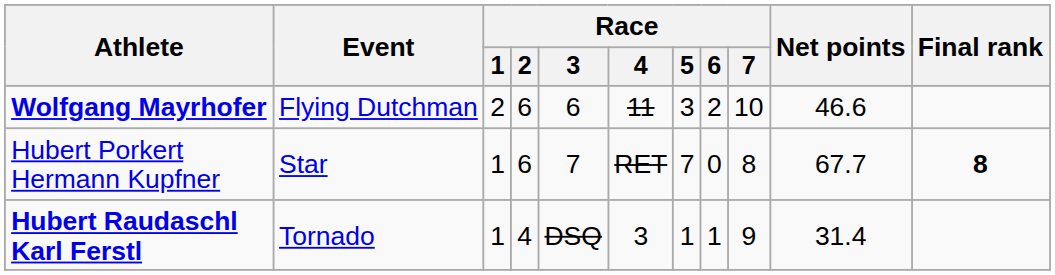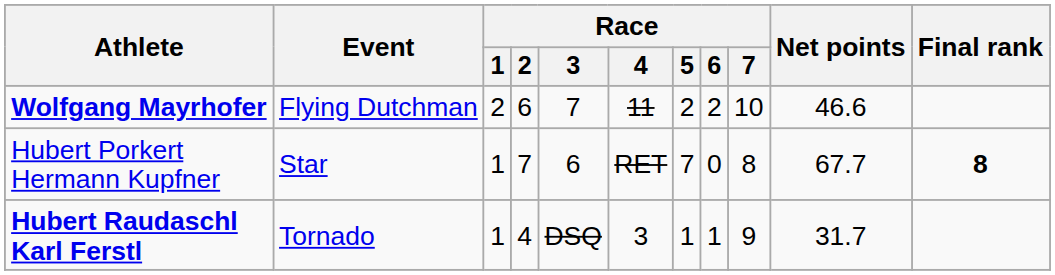(573, 108) 6 -> (573, 108) 7
(687, 108) 3 -> (687, 108) 2
(525, 164) 6 -> (525, 164) 7
(573, 164) 7 -> (573, 164) 6
(841, 235) 31.4 -> (841, 235) 31.7
